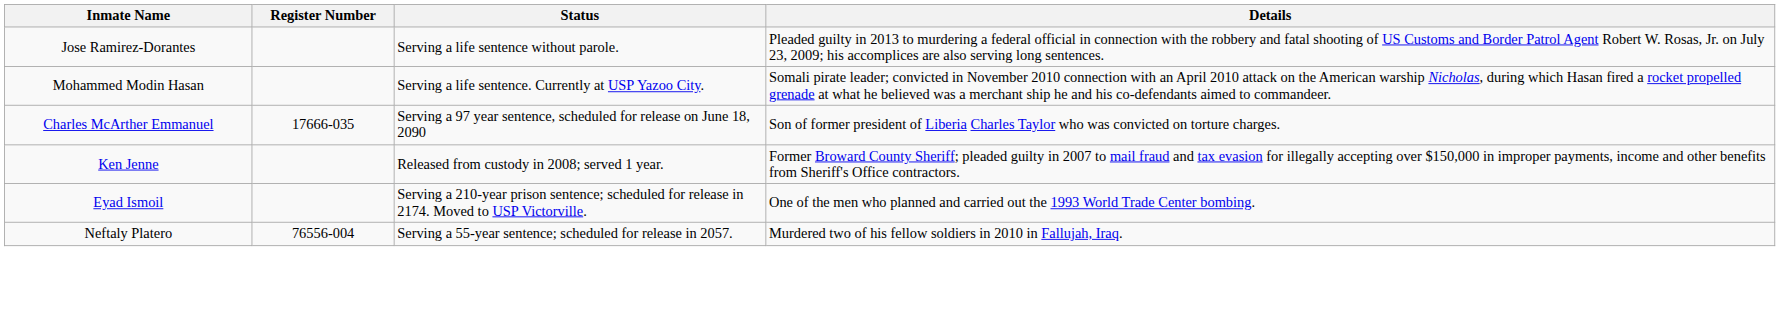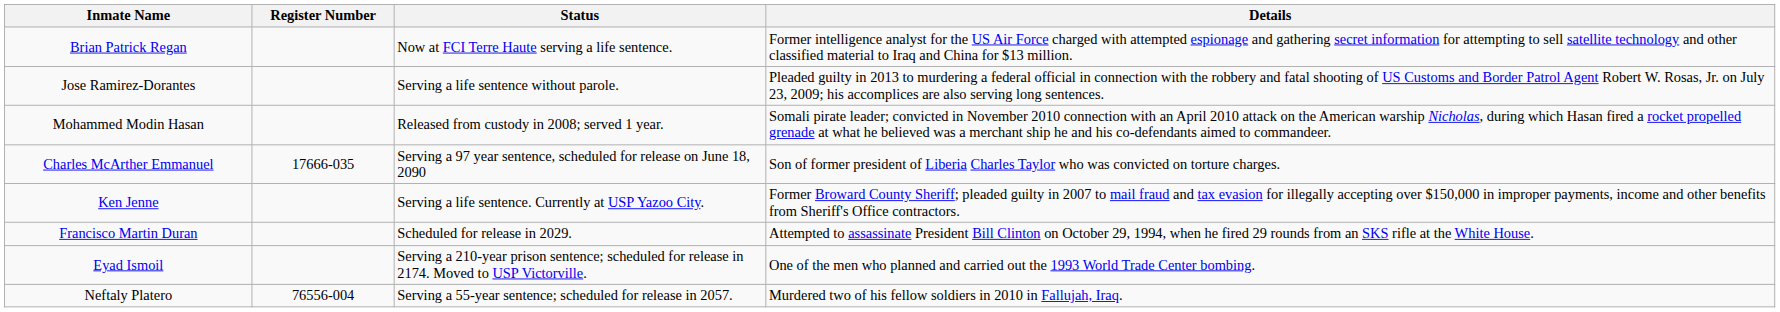+ row: (128, 46)
(551, 85) Serving a life sentence. Currently at USP Yazoo City. -> (530, 124) Released from custody in 2008; served 1 year.
(530, 163) Released from custody in 2008; served 1 year. -> (551, 203) Serving a life sentence. Currently at USP Yazoo City.
+ row: (128, 233)
